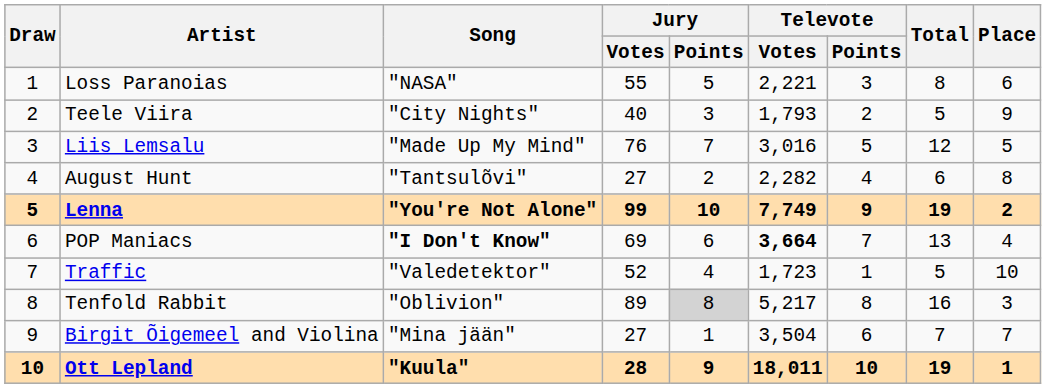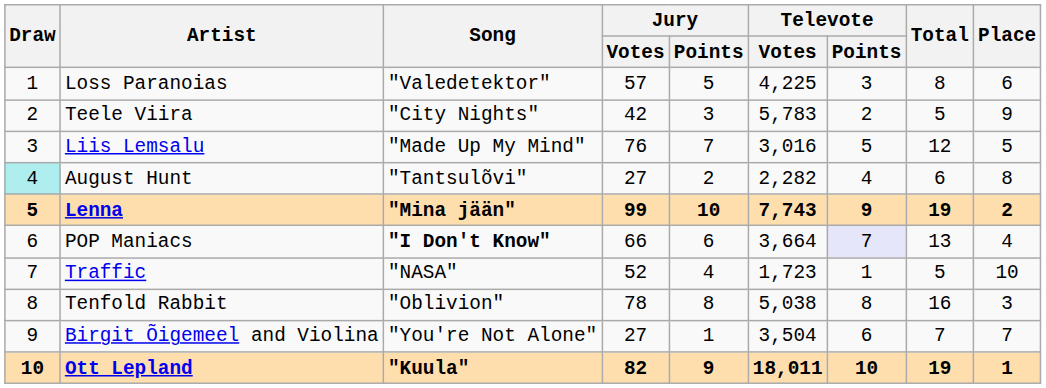(423, 84) "NASA" -> (469, 84) "Valedetektor"
(636, 84) 55 -> (636, 84) 57
(788, 84) 2,221 -> (788, 84) 4,225
(636, 115) 40 -> (636, 115) 42
(788, 115) 1,793 -> (788, 115) 5,783
(32, 178) no background -> (32, 178) paleturquoise background
(493, 210) "You're Not Alone" -> (452, 210) "Mina jään"
(788, 210) 7,749 -> (788, 210) 7,743
(636, 242) 69 -> (636, 242) 66
(788, 242) bold -> (788, 242) normal
(867, 242) no background -> (867, 242) lavender background
(469, 273) "Valedetektor" -> (423, 273) "NASA"
(636, 305) 89 -> (636, 305) 78
(709, 305) lightgrey background -> (709, 305) no background
(788, 305) 5,217 -> (788, 305) 5,038
(452, 336) "Mina jään" -> (493, 336) "You're Not Alone"
(636, 368) 28 -> (636, 368) 82
